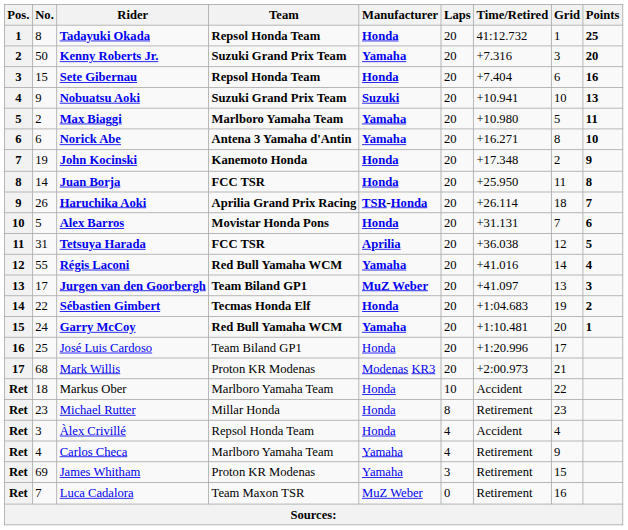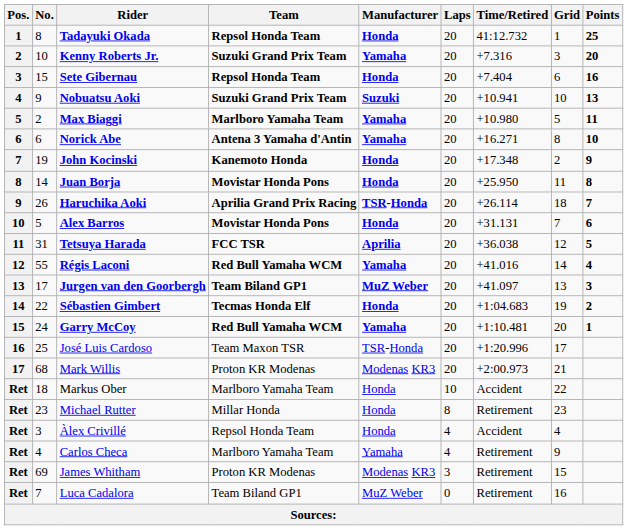(42, 56) 50 -> (42, 56) 10
(238, 181) FCC TSR -> (270, 181) Movistar Honda Pons
(257, 347) Team Biland GP1 -> (258, 347) Team Maxon TSR
(379, 347) Honda -> (393, 347) TSR-Honda
(382, 472) Yamaha -> (399, 472) Modenas KR3
(258, 493) Team Maxon TSR -> (257, 493) Team Biland GP1
